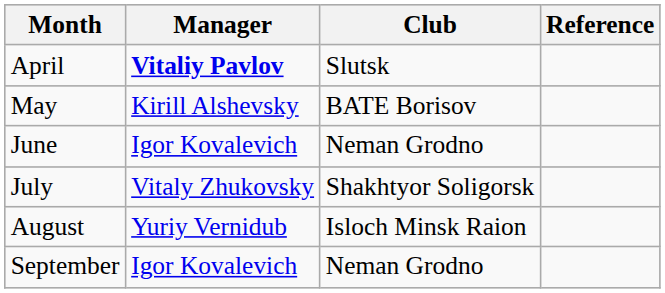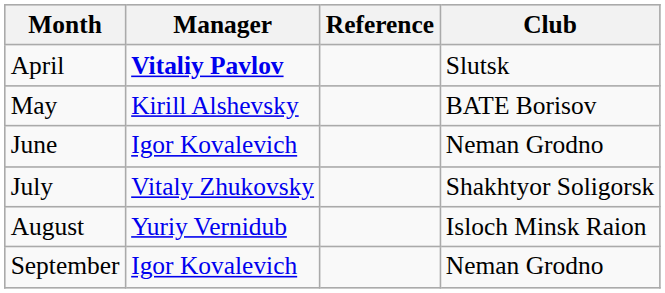columns swapped: (430, 24) <-> (600, 24)
